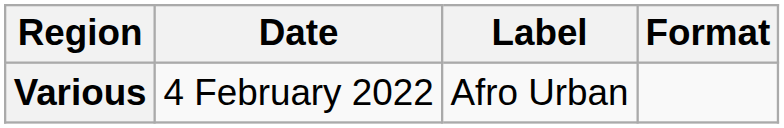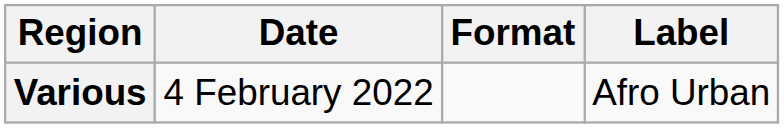columns swapped: (708, 33) <-> (540, 33)
